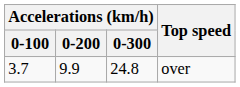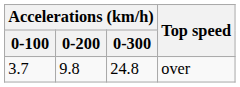(69, 69) 9.9 -> (69, 69) 9.8
